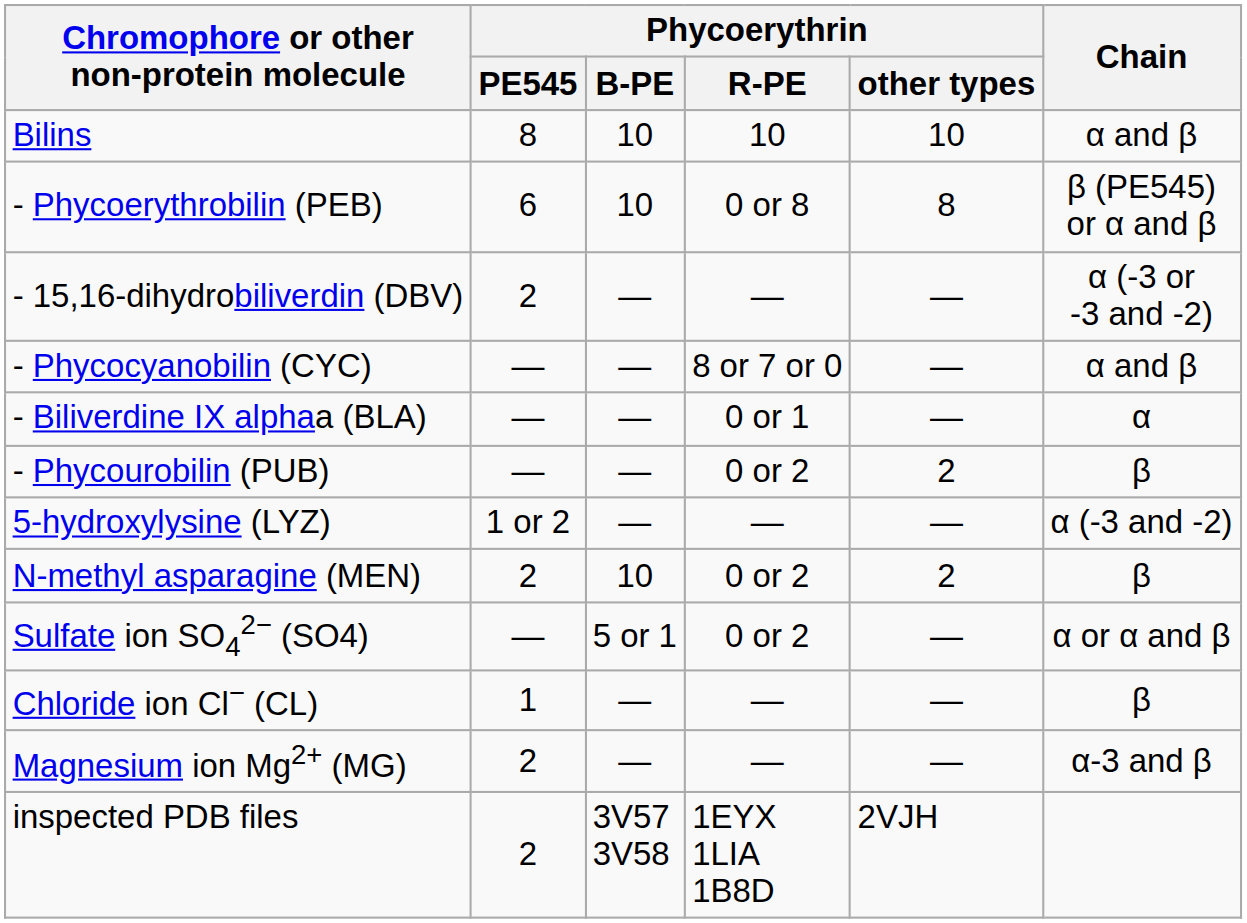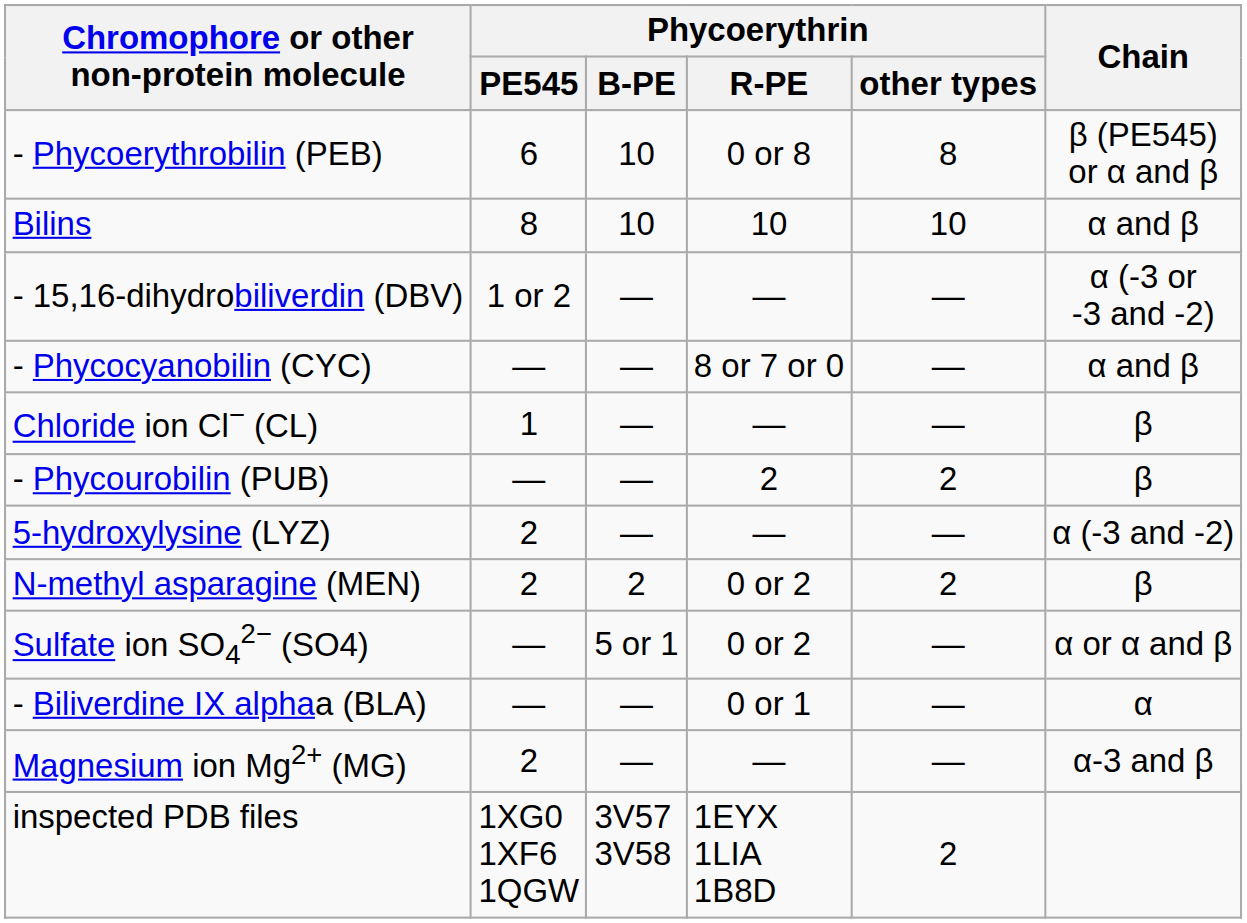rows swapped: (52, 135) <-> (198, 205)
(528, 295) 2 -> (529, 295) 1 or 2
rows swapped: (220, 418) <-> (165, 699)
(767, 470) 0 or 2 -> (769, 479) 2
(528, 522) 1 or 2 -> (529, 531) 2
(635, 575) 10 -> (637, 584) 2
(528, 854) 2 -> (529, 854) 1XG0 1XF6 1QGW
(898, 817) 2VJH -> (948, 854) 2
